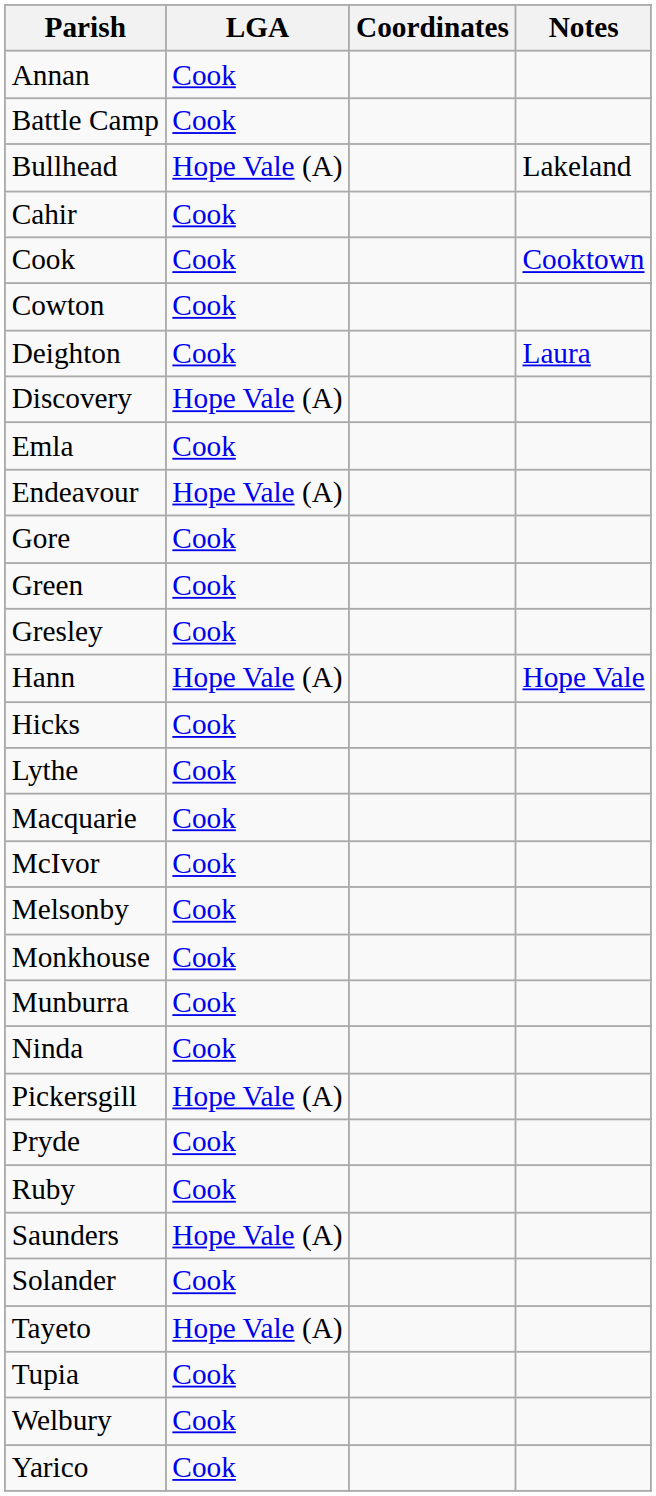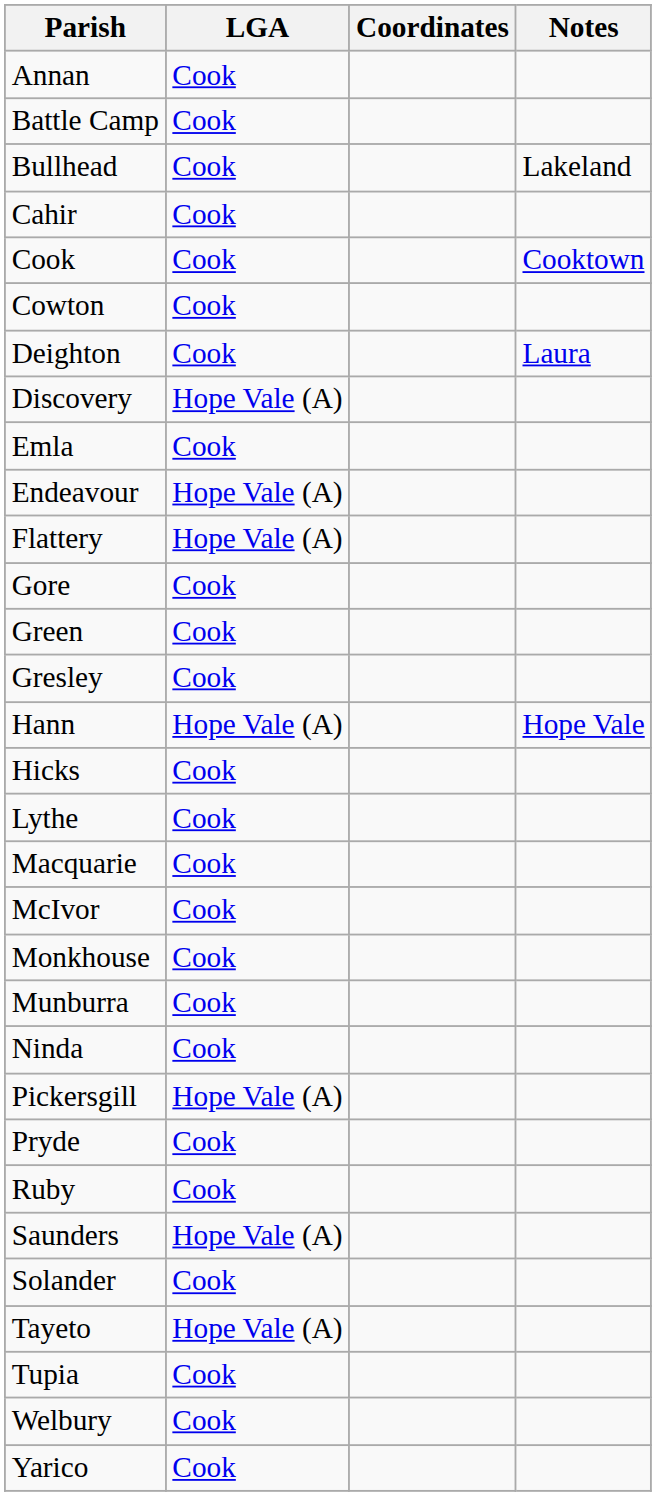(257, 167) Hope Vale (A) -> (204, 167) Cook
+ row: (57, 538)
- row: (70, 910)
